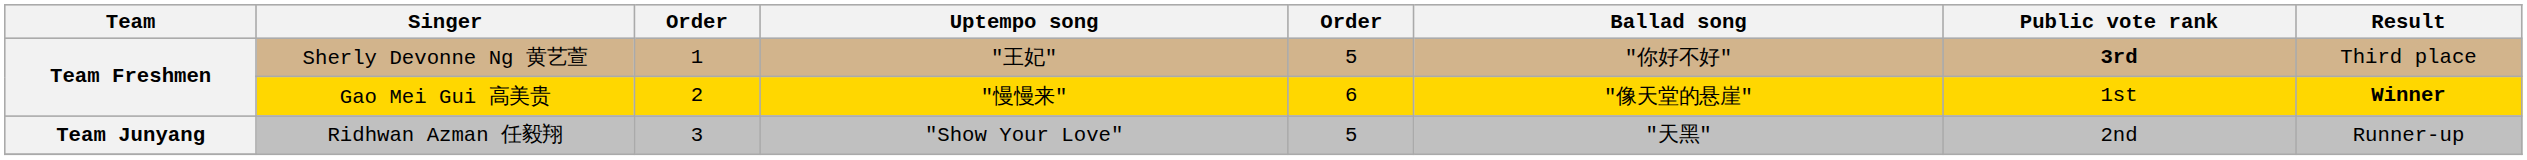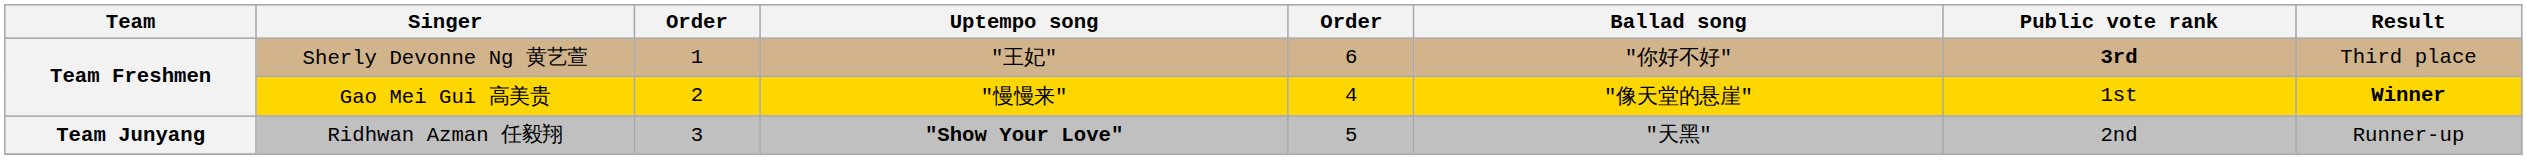(1351, 58) 5 -> (1351, 58) 6
(1351, 96) 6 -> (1351, 96) 4
(1024, 135) normal -> (1024, 135) bold
